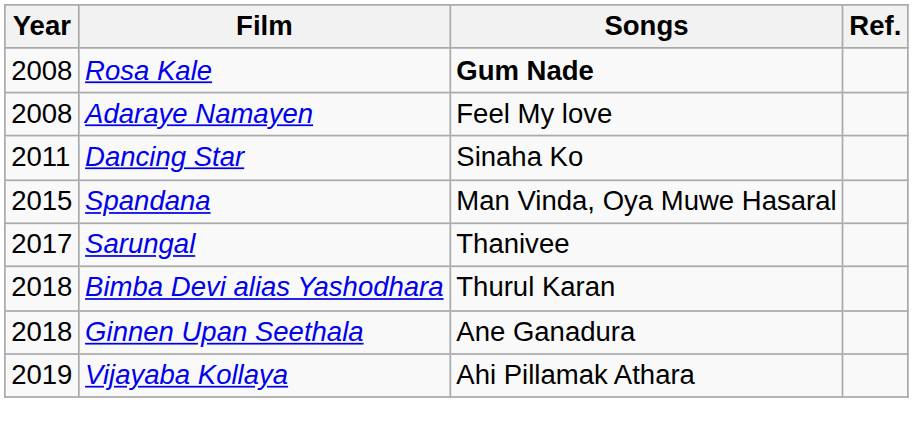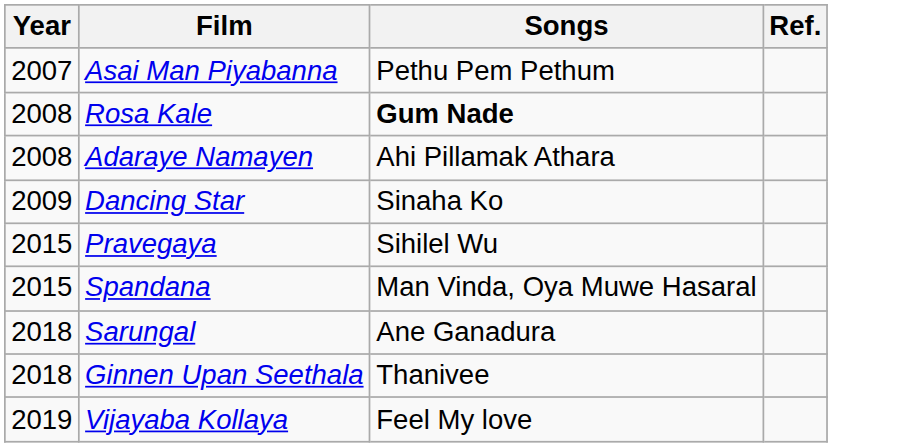+ row: (211, 69)
(534, 113) Feel My love -> (496, 157) Ahi Pillamak Athara
(41, 157) 2011 -> (42, 200) 2009
+ row: (151, 244)
(42, 244) 2017 -> (42, 331) 2018
(513, 244) Thanivee -> (466, 331) Ane Ganadura
- row: (264, 288)
(546, 331) Ane Ganadura -> (433, 375) Thanivee
(576, 375) Ahi Pillamak Athara -> (454, 419) Feel My love
